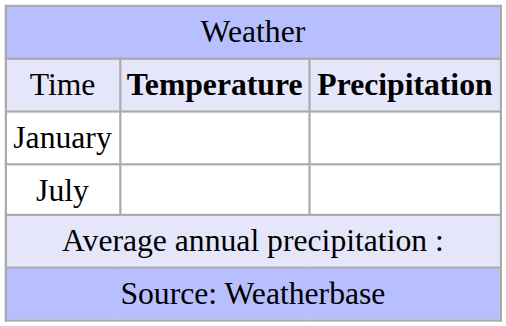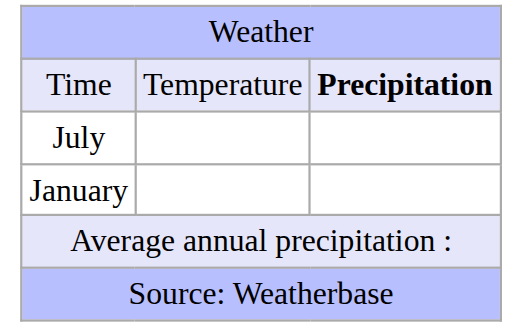(215, 84) bold -> (223, 84) normal
rows swapped: (63, 136) <-> (63, 189)
